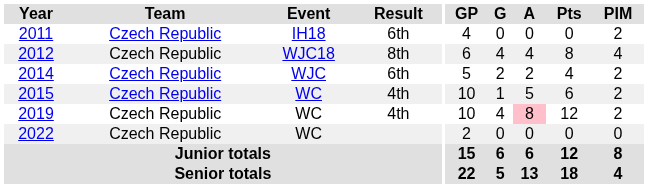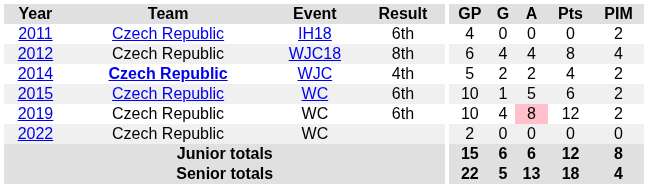(165, 74) normal -> (168, 74) bold
(398, 74) 6th -> (403, 74) 4th
(398, 94) 4th -> (403, 94) 6th
(398, 114) 4th -> (403, 114) 6th
